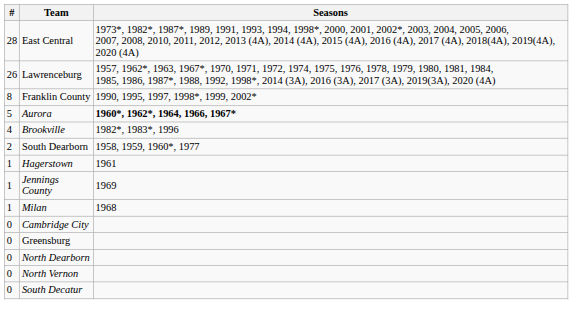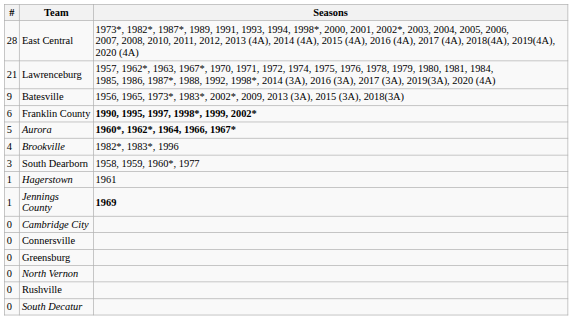(12, 74) 26 -> (12, 74) 21
+ row: (43, 97)
(9, 97) 8 -> (9, 113) 6
(176, 97) normal -> (176, 113) bold
(9, 146) 2 -> (9, 163) 3
(106, 185) normal -> (106, 202) bold
- row: (34, 207)
+ row: (48, 240)
- row: (56, 257)
+ row: (42, 290)
